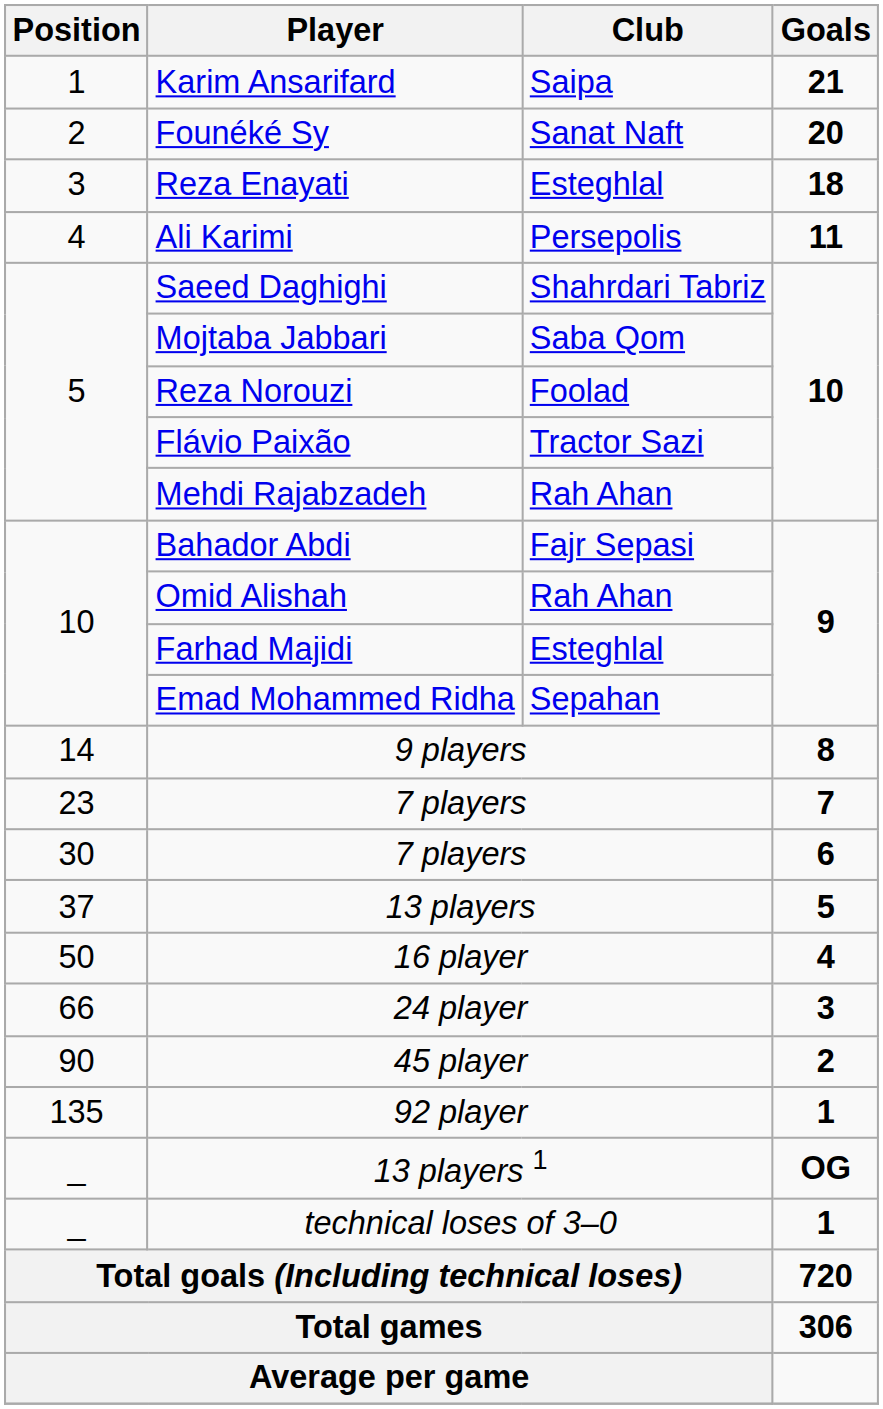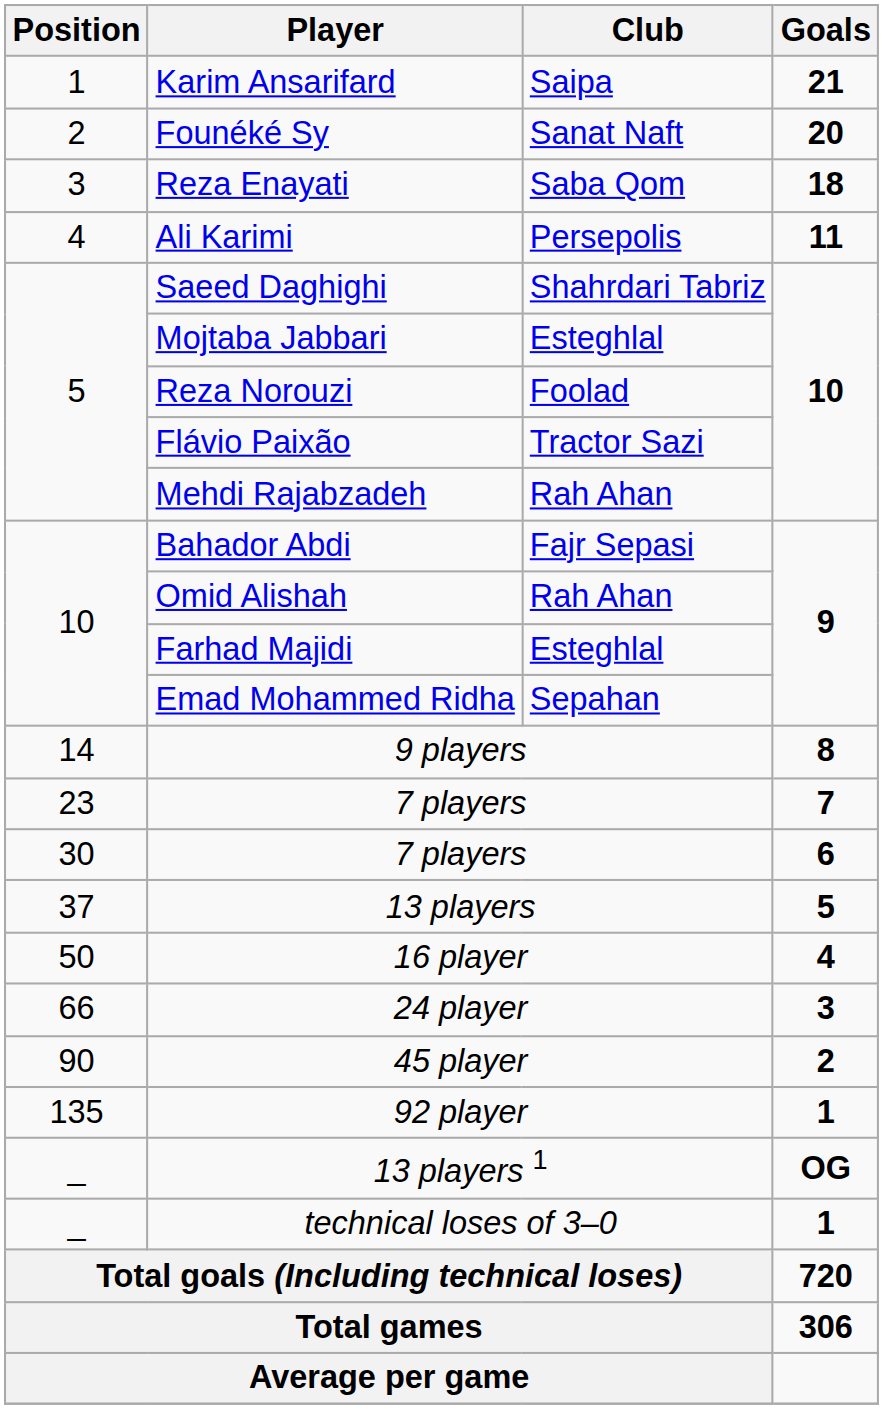(597, 184) Esteghlal -> (607, 184) Saba Qom
(607, 339) Saba Qom -> (597, 339) Esteghlal
